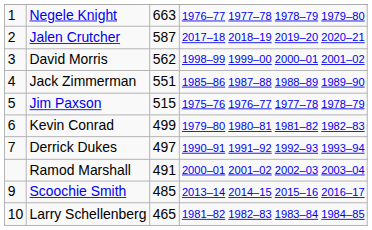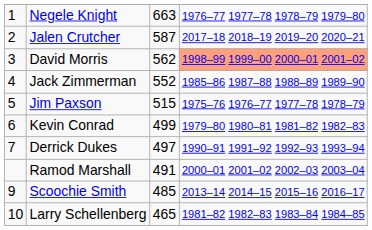(273, 60) no background -> (273, 60) lightsalmon background
(164, 81) 551 -> (164, 81) 552
